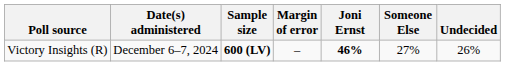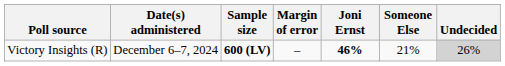(408, 50) 27% -> (408, 50) 21%
(469, 50) no background -> (469, 50) lightgrey background
